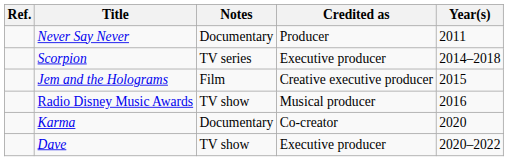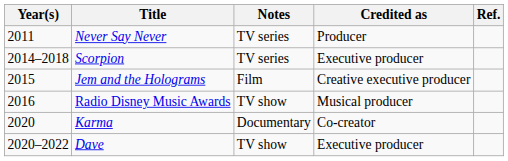columns swapped: (470, 15) <-> (19, 15)
(236, 36) Documentary -> (263, 36) TV series
